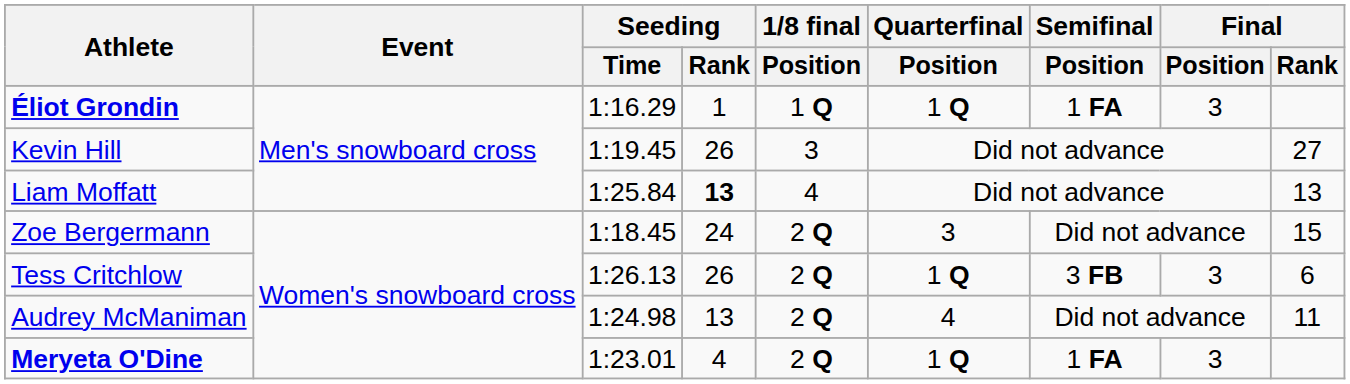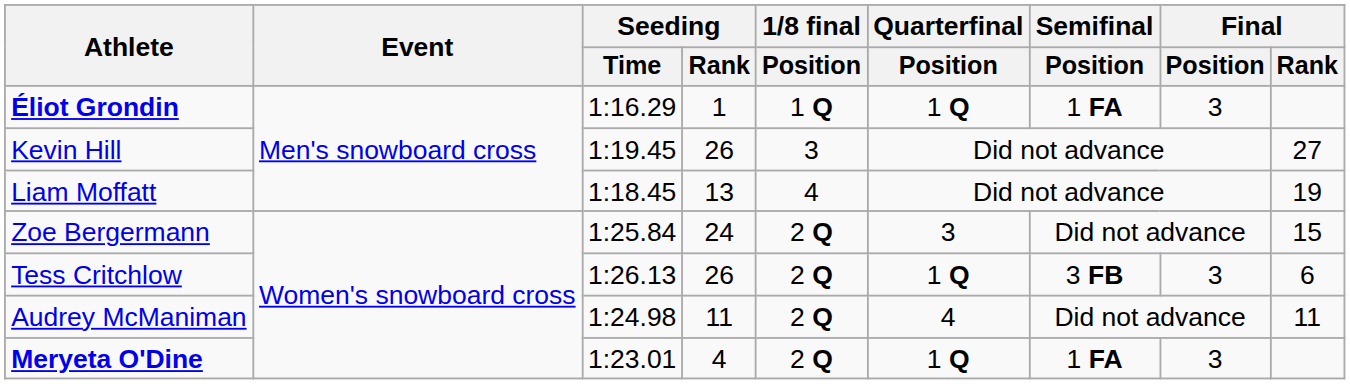(632, 191) 1:25.84 -> (632, 191) 1:18.45
(719, 191) bold -> (719, 191) normal
(1307, 191) 13 -> (1307, 191) 19
(632, 233) 1:18.45 -> (632, 233) 1:25.84
(719, 317) 13 -> (719, 317) 11
